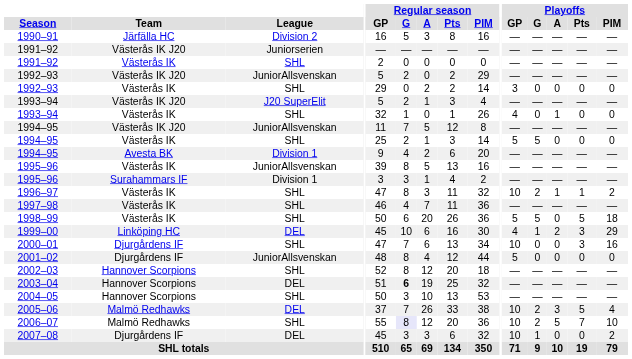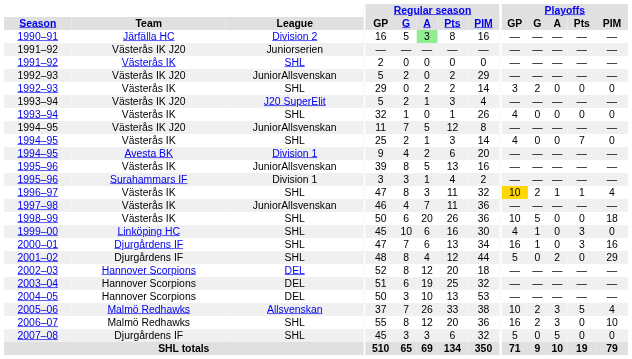(427, 36) no background -> (427, 36) lightgreen background
(537, 88) 0 -> (537, 88) 2
(557, 114) 1 -> (557, 114) 0
(515, 140) 5 -> (515, 140) 4
(537, 140) 5 -> (537, 140) 0
(582, 140) 0 -> (582, 140) 7
(515, 192) no background -> (515, 192) gold background
(612, 192) 2 -> (612, 192) 4
(295, 205) SHL -> (295, 205) JuniorAllsvenskan
(515, 218) 5 -> (515, 218) 10
(582, 218) 5 -> (582, 218) 0
(295, 231) DEL -> (295, 231) SHL
(557, 231) 2 -> (557, 231) 0
(612, 231) 29 -> (612, 231) 0
(515, 244) 10 -> (515, 244) 16
(537, 244) 0 -> (537, 244) 1
(295, 257) JuniorAllsvenskan -> (295, 257) SHL
(557, 257) 0 -> (557, 257) 2
(612, 257) 0 -> (612, 257) 29
(295, 270) SHL -> (295, 270) DEL
(406, 283) bold -> (406, 283) normal
(295, 296) SHL -> (295, 296) DEL
(295, 309) DEL -> (295, 309) Allsvenskan
(406, 322) lavender background -> (406, 322) no background
(515, 322) 10 -> (515, 322) 16
(557, 322) 5 -> (557, 322) 3
(582, 322) 7 -> (582, 322) 0
(295, 335) DEL -> (295, 335) SHL
(515, 335) 10 -> (515, 335) 5
(537, 335) 1 -> (537, 335) 0
(557, 335) 0 -> (557, 335) 5
(612, 335) 2 -> (612, 335) 0
